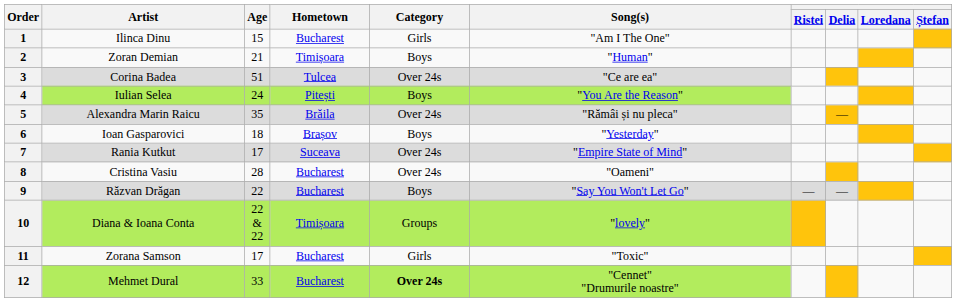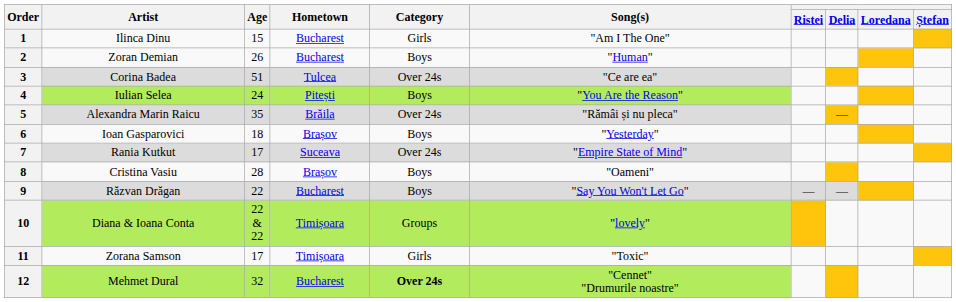(257, 57) 21 -> (257, 57) 26
(320, 57) Timișoara -> (320, 57) Bucharest
(320, 171) Bucharest -> (320, 171) Brașov
(420, 171) Over 24s -> (420, 171) Boys
(320, 255) Bucharest -> (320, 255) Timișoara
(257, 281) 33 -> (257, 281) 32
